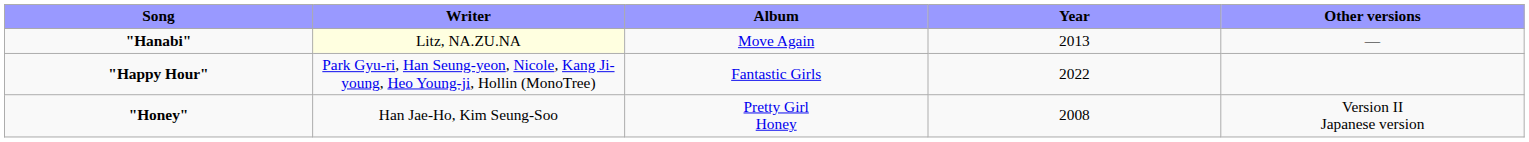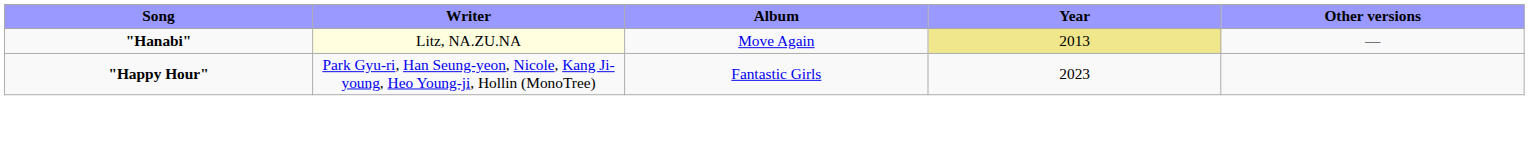(1074, 41) no background -> (1075, 41) khaki background
(1074, 74) 2022 -> (1075, 74) 2023
- row: (158, 115)
